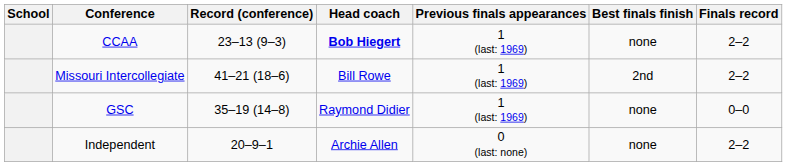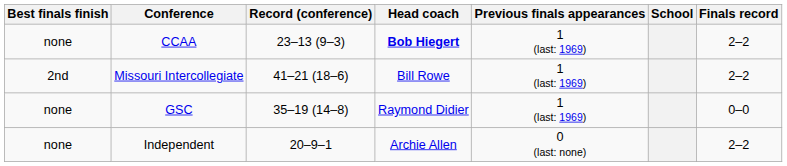columns swapped: (28, 14) <-> (643, 14)
